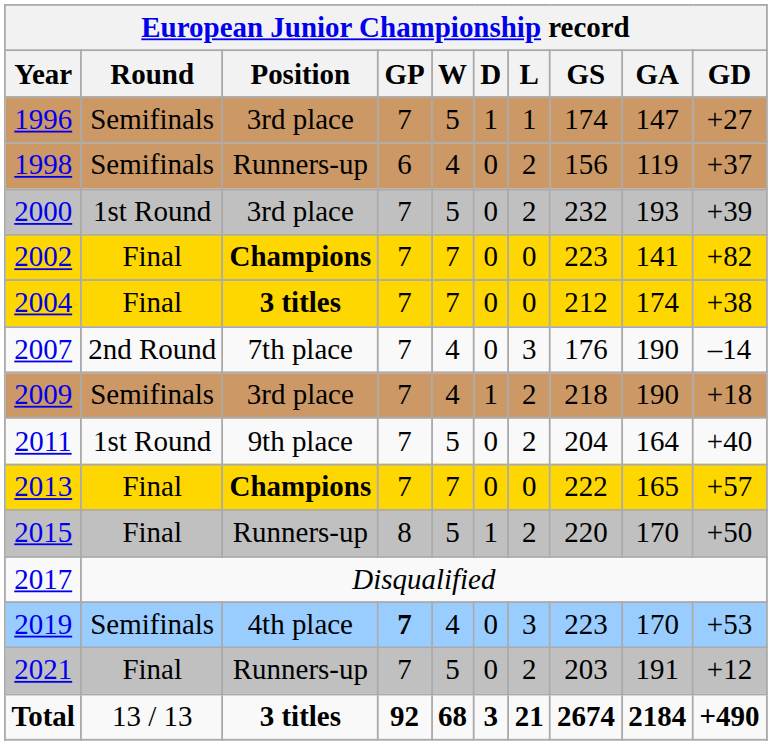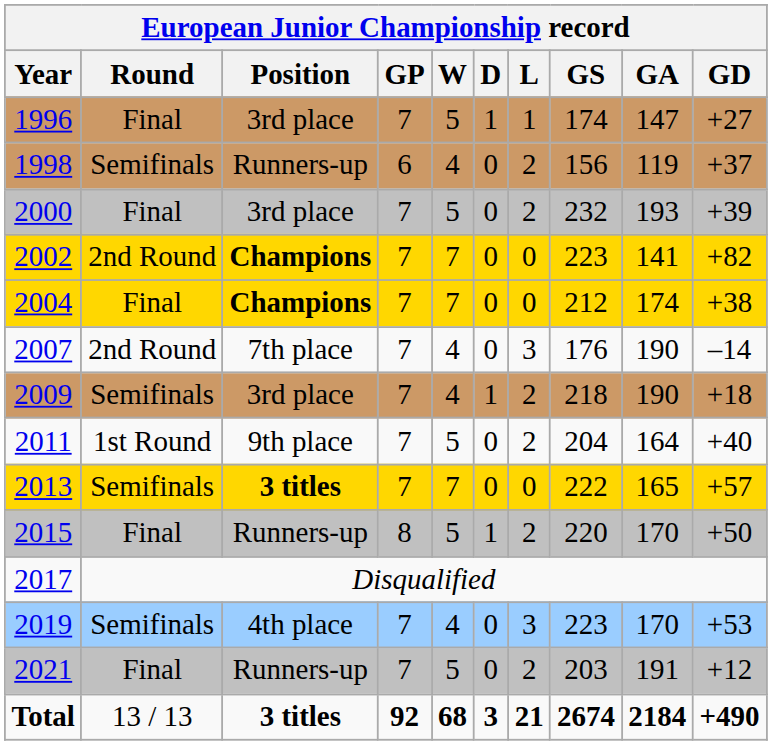(152, 119) Semifinals -> (152, 119) Final
(152, 211) 1st Round -> (152, 211) Final
(152, 257) Final -> (152, 257) 2nd Round
(300, 303) 3 titles -> (300, 303) Champions
(152, 486) Final -> (152, 486) Semifinals
(300, 486) Champions -> (300, 486) 3 titles
(405, 624) bold -> (405, 624) normal
